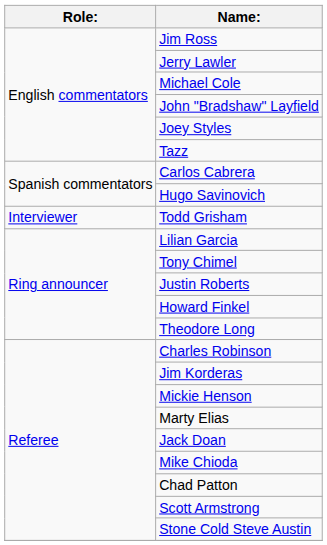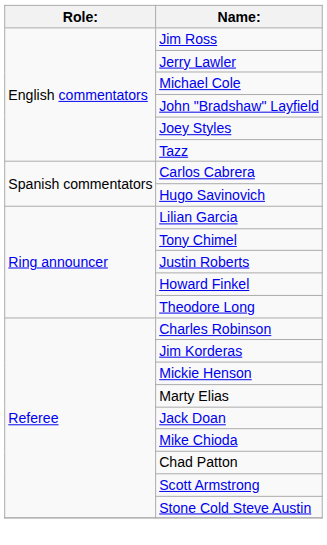- row: (203, 217)
